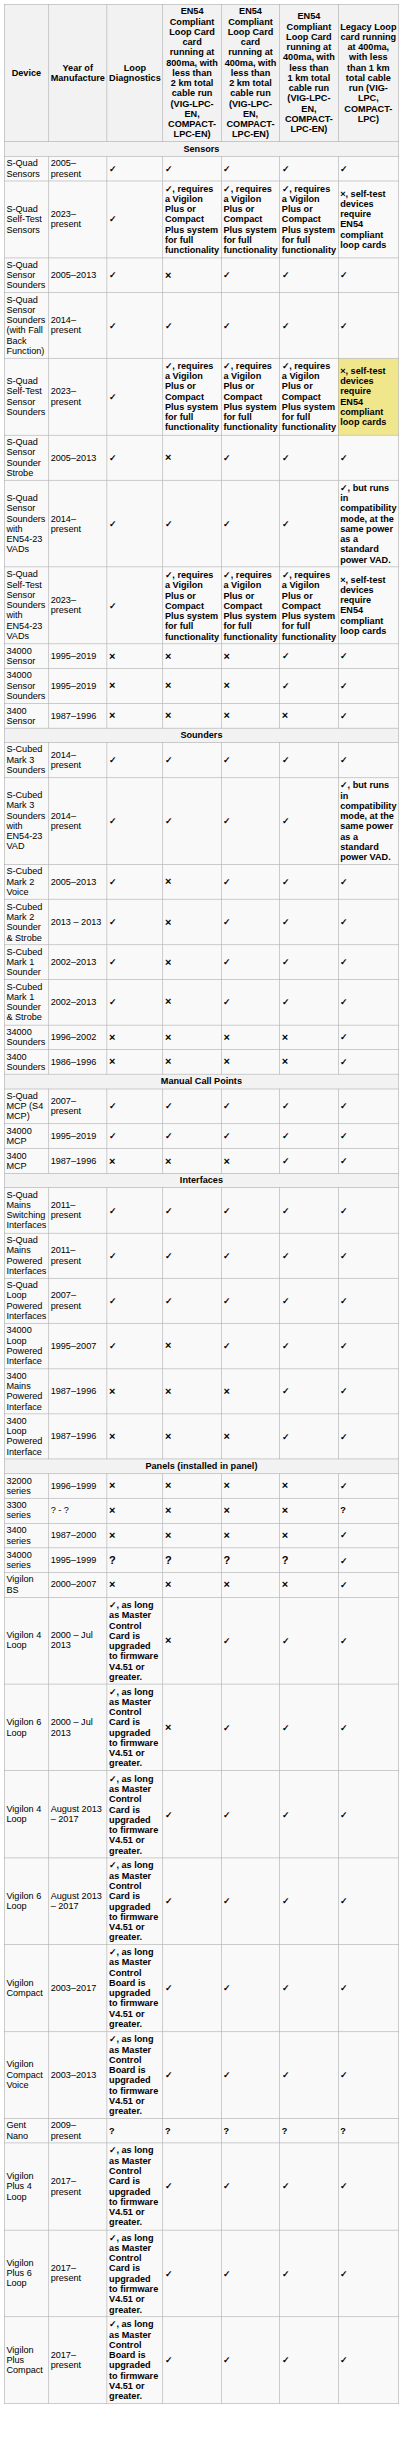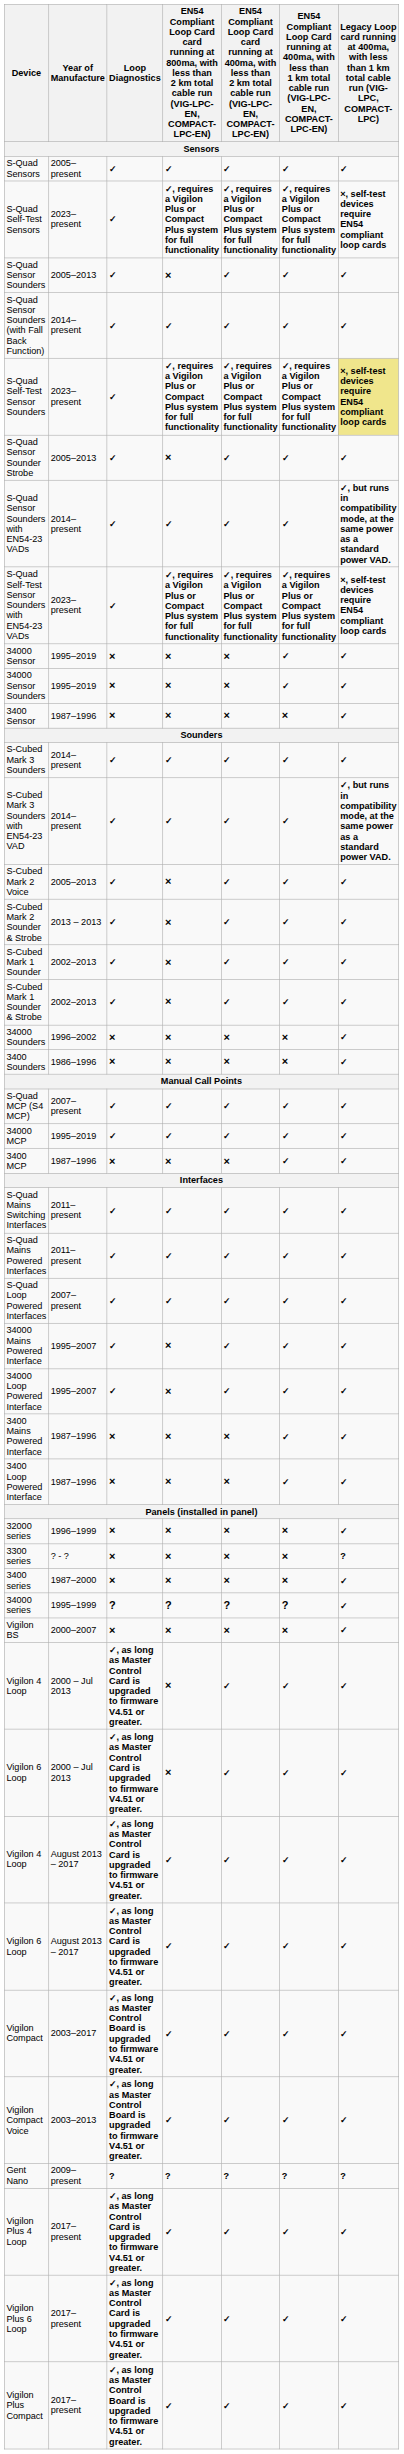+ row: (24, 1346)
